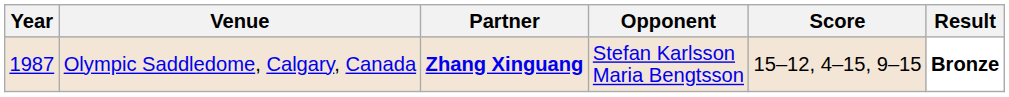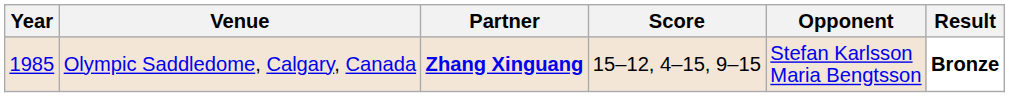columns swapped: (668, 21) <-> (838, 21)
(32, 64) 1987 -> (32, 64) 1985
